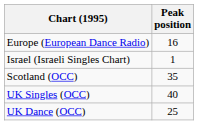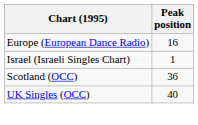(173, 77) 35 -> (173, 77) 36
- row: (46, 111)
